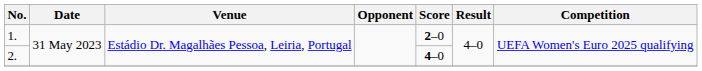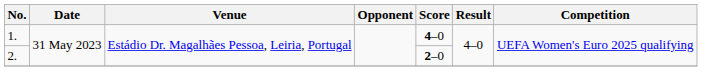(434, 35) 2–0 -> (434, 35) 4–0
(434, 55) 4–0 -> (434, 55) 2–0
